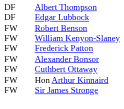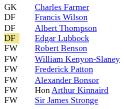+ row: (62, 7)
+ row: (61, 17)
(10, 17) no background -> (10, 38) khaki background
- row: (66, 69)
